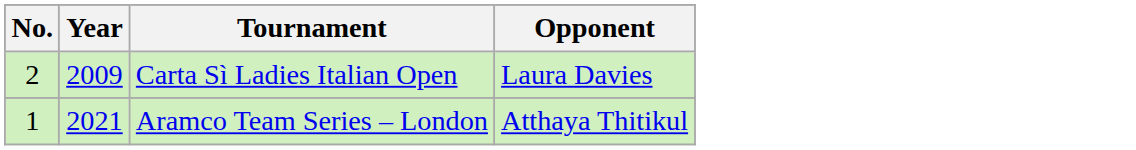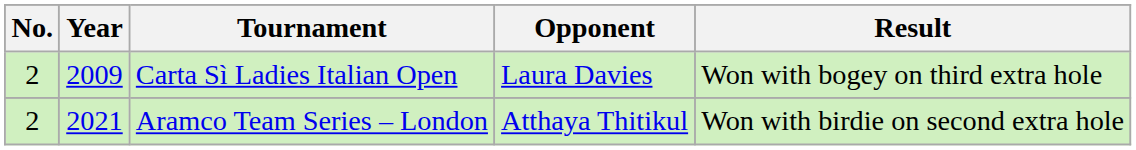+ column: (913, 27)
(32, 121) 1 -> (32, 121) 2
